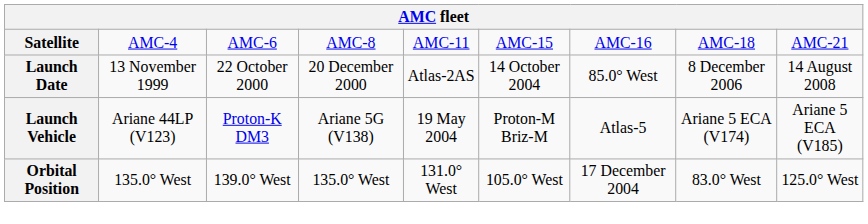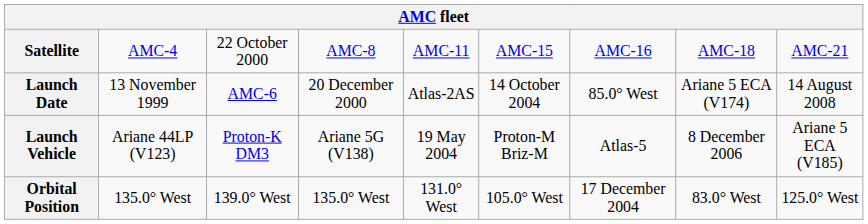(252, 42) AMC-6 -> (252, 51) 22 October 2000
(252, 76) 22 October 2000 -> (252, 94) AMC-6
(726, 76) 8 December 2006 -> (726, 94) Ariane 5 ECA (V174)
(726, 128) Ariane 5 ECA (V174) -> (726, 145) 8 December 2006
